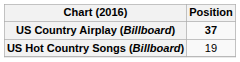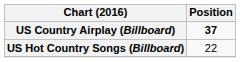(211, 48) 19 -> (211, 48) 22
